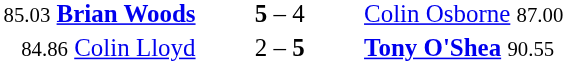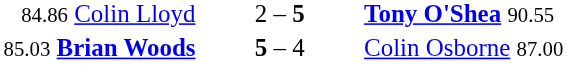rows swapped: (108, 47) <-> (100, 13)
